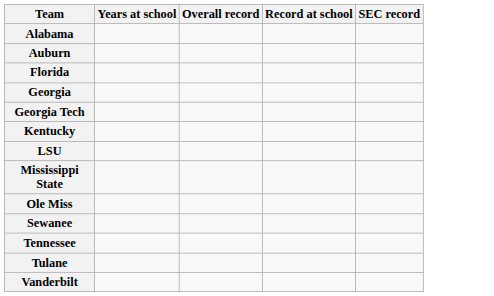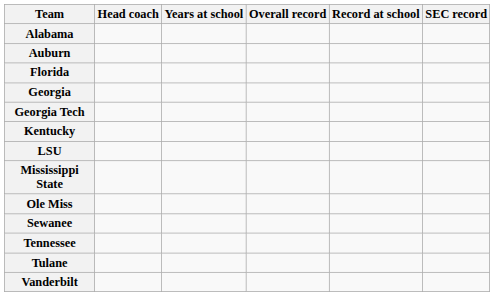+ column: (128, 14)
